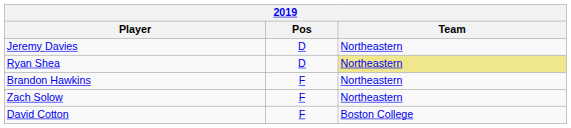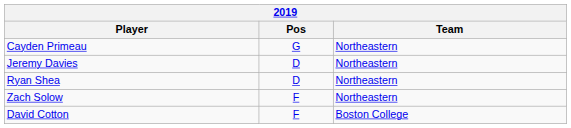+ row: (47, 47)
(372, 64) khaki background -> (366, 81) no background
- row: (49, 81)
